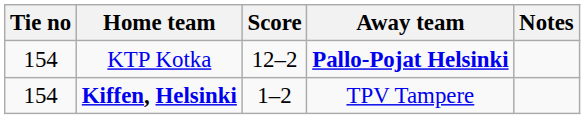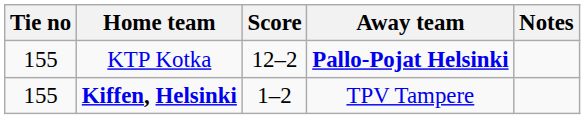(41, 58) 154 -> (41, 58) 155
(41, 95) 154 -> (41, 95) 155
